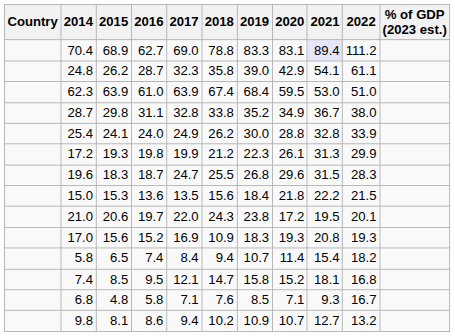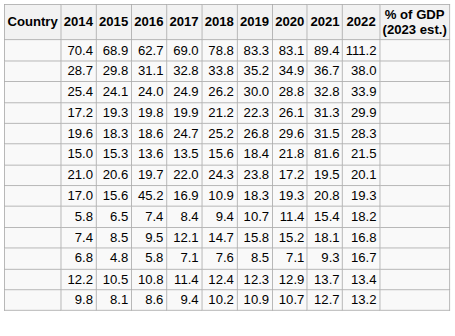(327, 50) lavender background -> (327, 50) no background
- row: (80, 71)
- row: (80, 92)
(151, 175) 18.7 -> (151, 133) 18.6
(221, 175) 25.5 -> (221, 133) 25.2
(327, 196) 22.2 -> (327, 154) 81.6
(151, 237) 15.2 -> (151, 196) 45.2
+ row: (80, 279)
